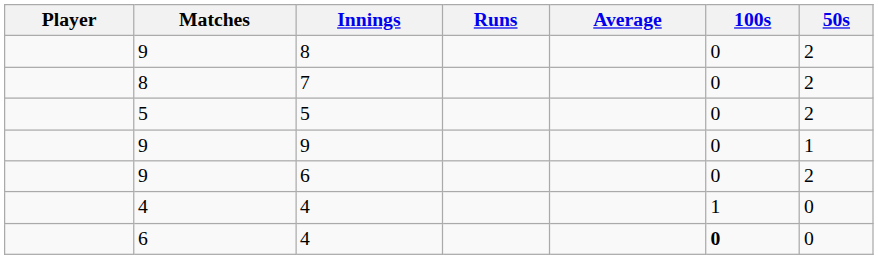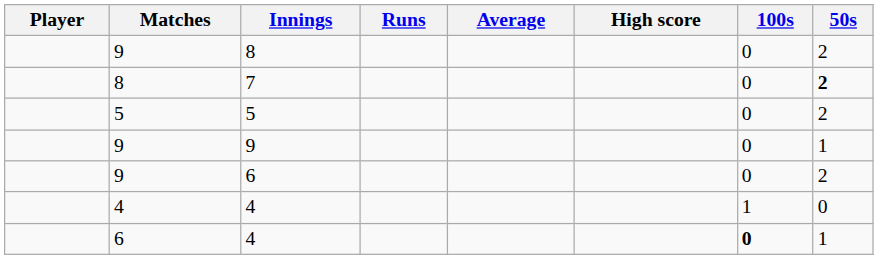+ column: (656, 20)
(809, 82) normal -> (823, 82) bold
(809, 238) 0 -> (823, 238) 1
